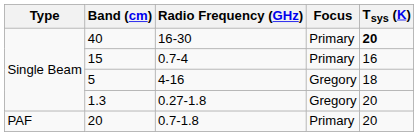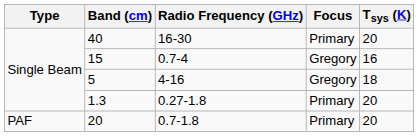(370, 38) bold -> (370, 38) normal
(332, 59) Primary -> (333, 59) Gregory
(333, 100) Gregory -> (332, 100) Primary
